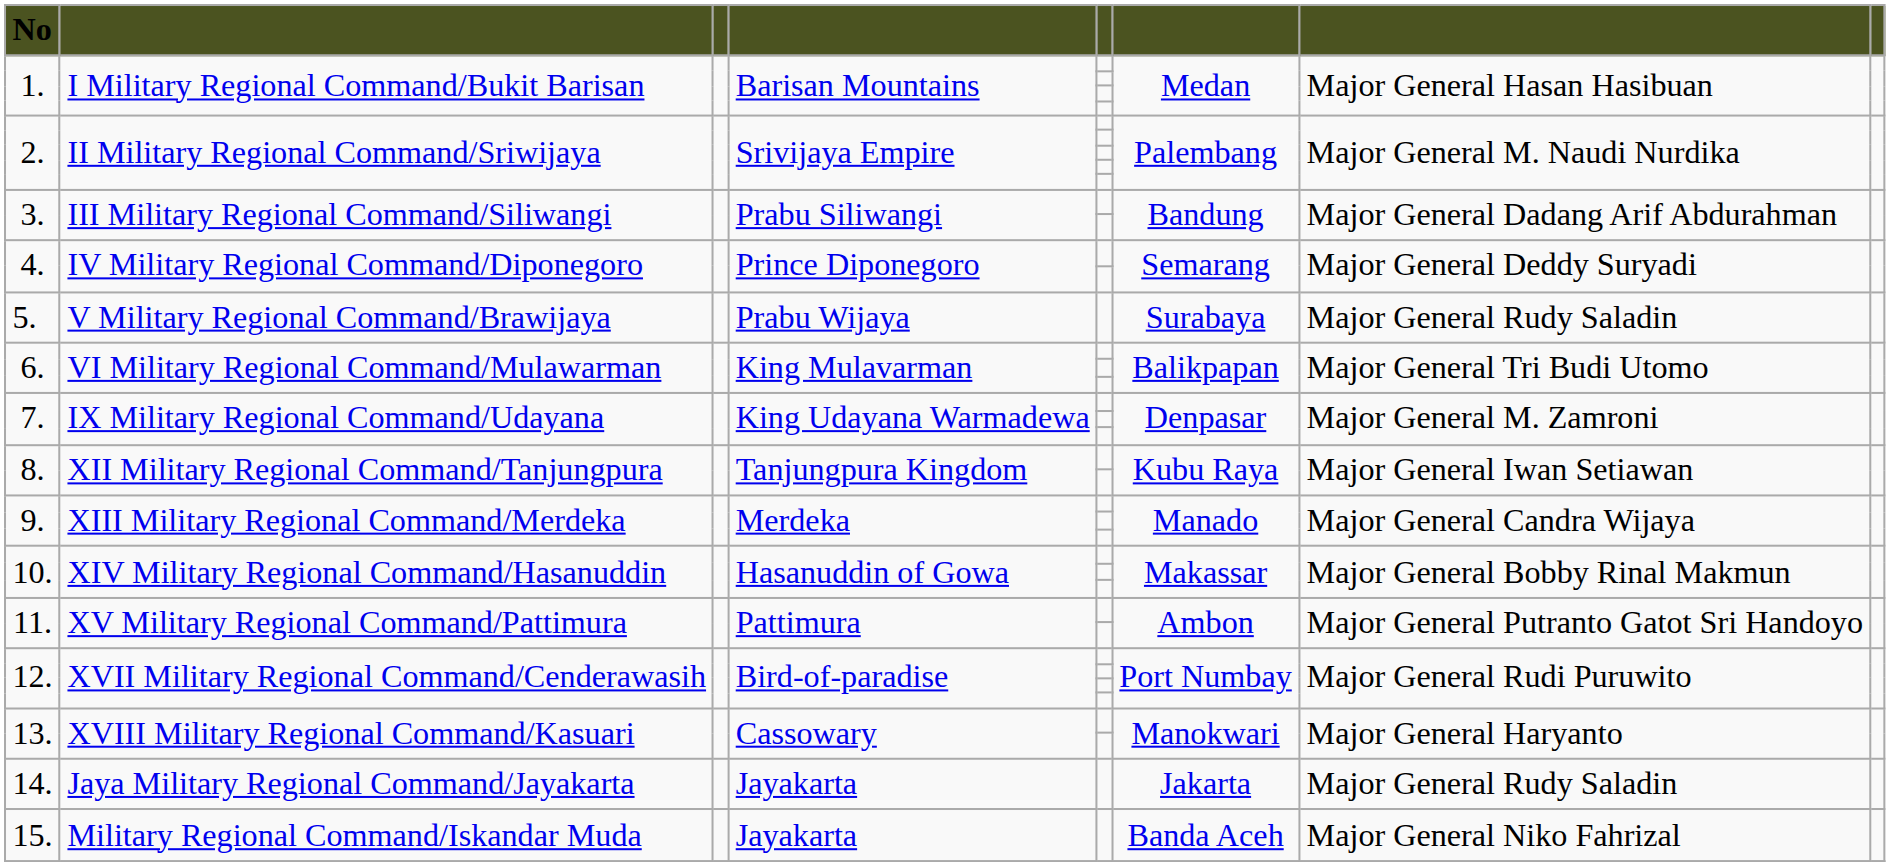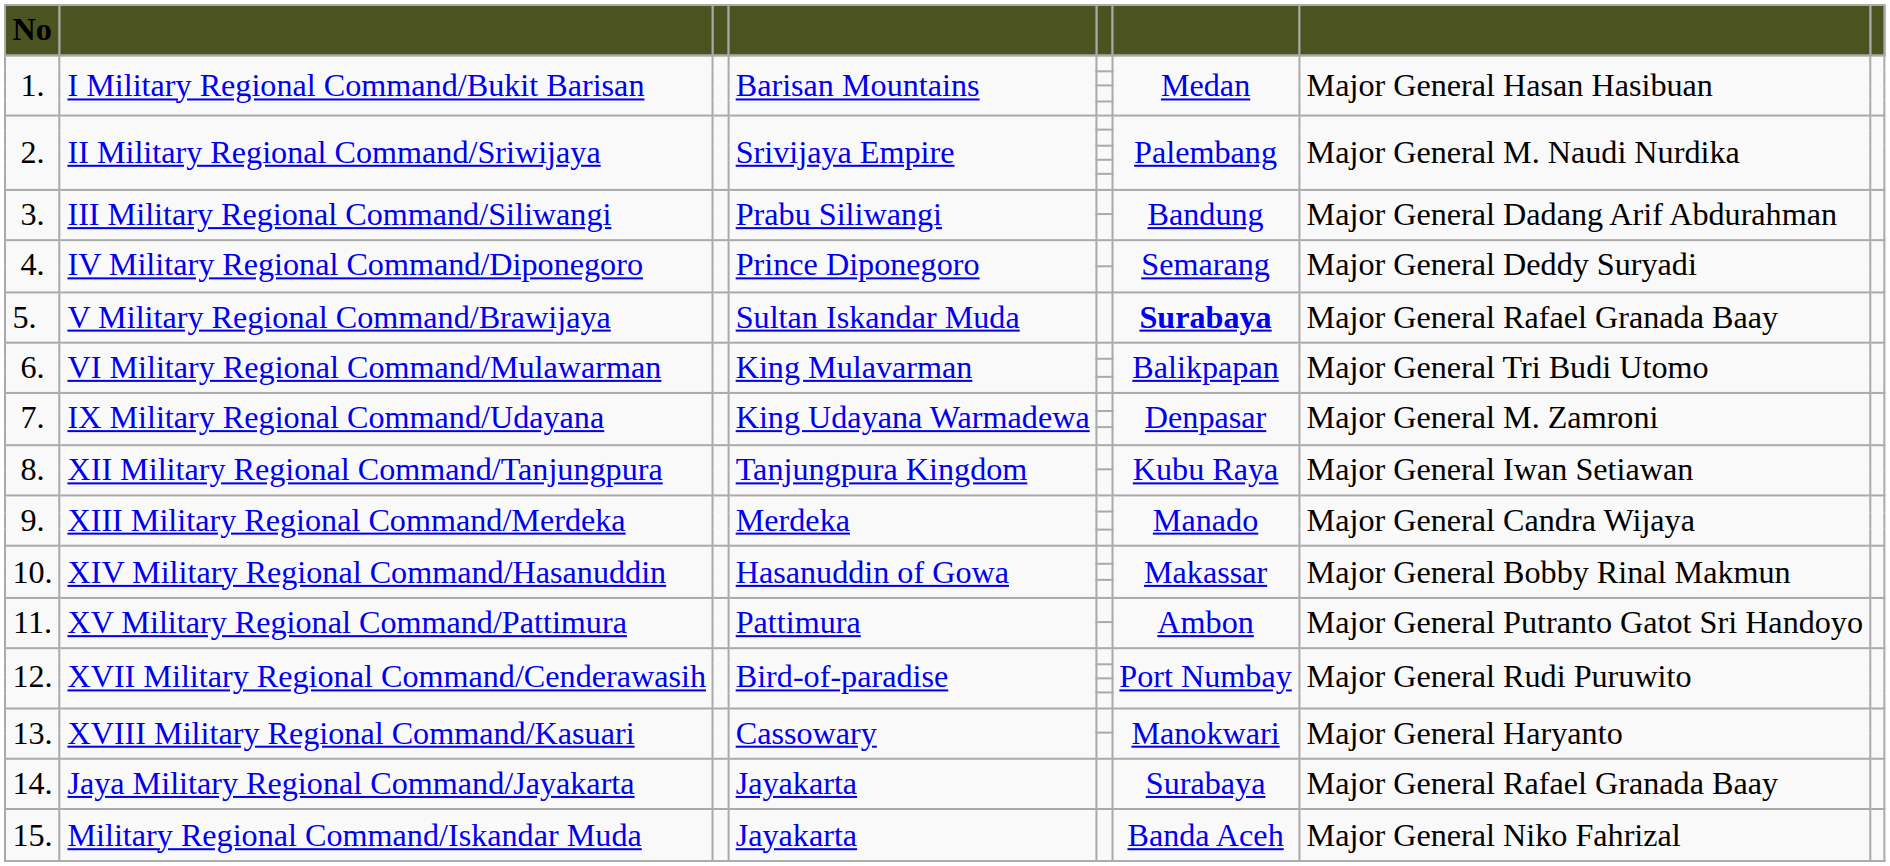(823, 316) Prabu Wijaya -> (878, 316) Sultan Iskandar Muda
(1206, 316) normal -> (1206, 316) bold
(1492, 316) Major General Rudy Saladin -> (1542, 316) Major General Rafael Granada Baay
(1206, 783) Jakarta -> (1206, 783) Surabaya
(1492, 783) Major General Rudy Saladin -> (1542, 783) Major General Rafael Granada Baay
